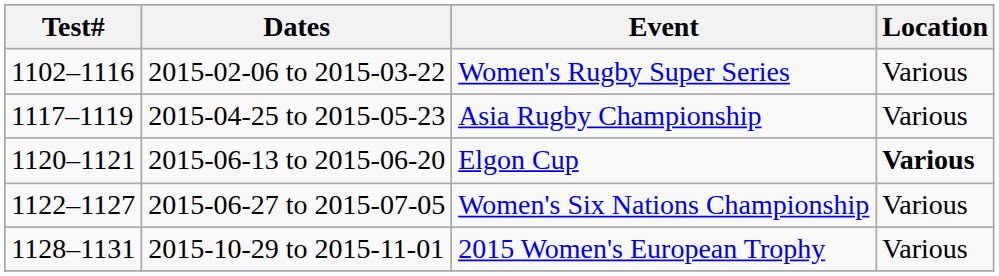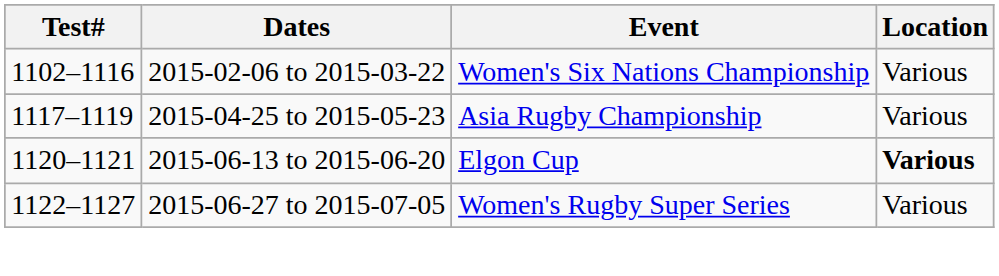(624, 71) Women's Rugby Super Series -> (664, 71) Women's Six Nations Championship
(664, 204) Women's Six Nations Championship -> (624, 204) Women's Rugby Super Series
- row: (296, 248)
